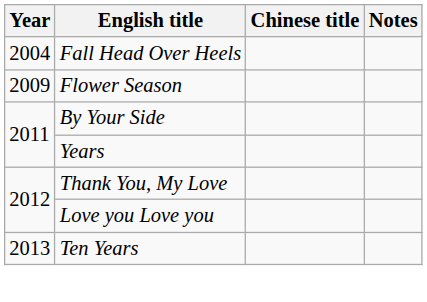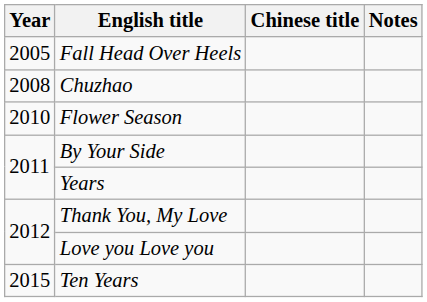(30, 53) 2004 -> (30, 53) 2005
+ row: (96, 85)
(30, 85) 2009 -> (30, 118) 2010
(30, 248) 2013 -> (30, 280) 2015
